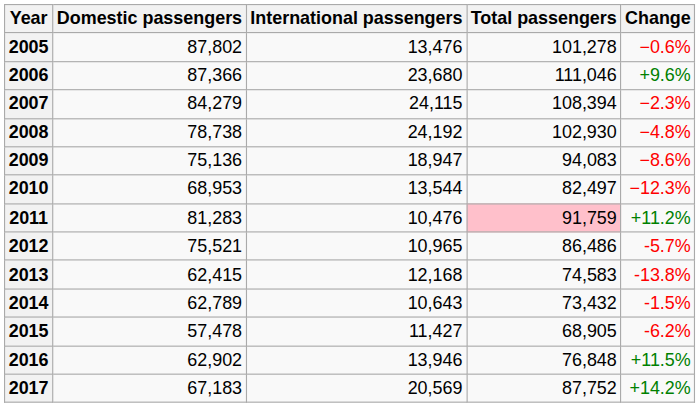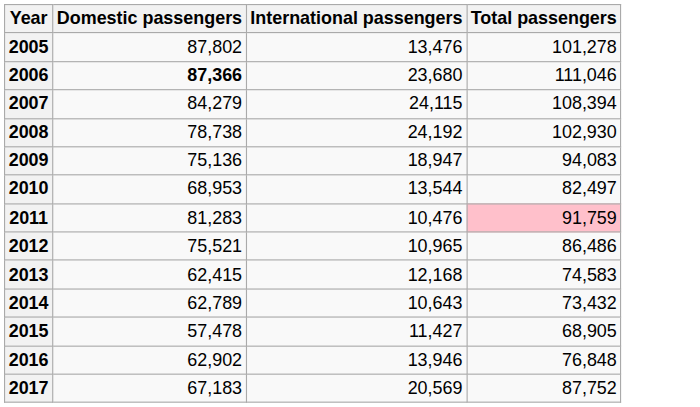- column: (658, 18)
(215, 75) normal -> (215, 75) bold
